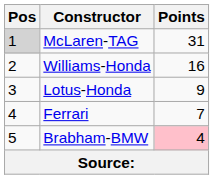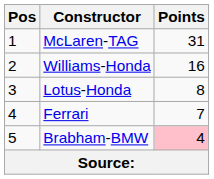(12, 41) lightgrey background -> (12, 41) no background
(201, 90) 9 -> (201, 90) 8
